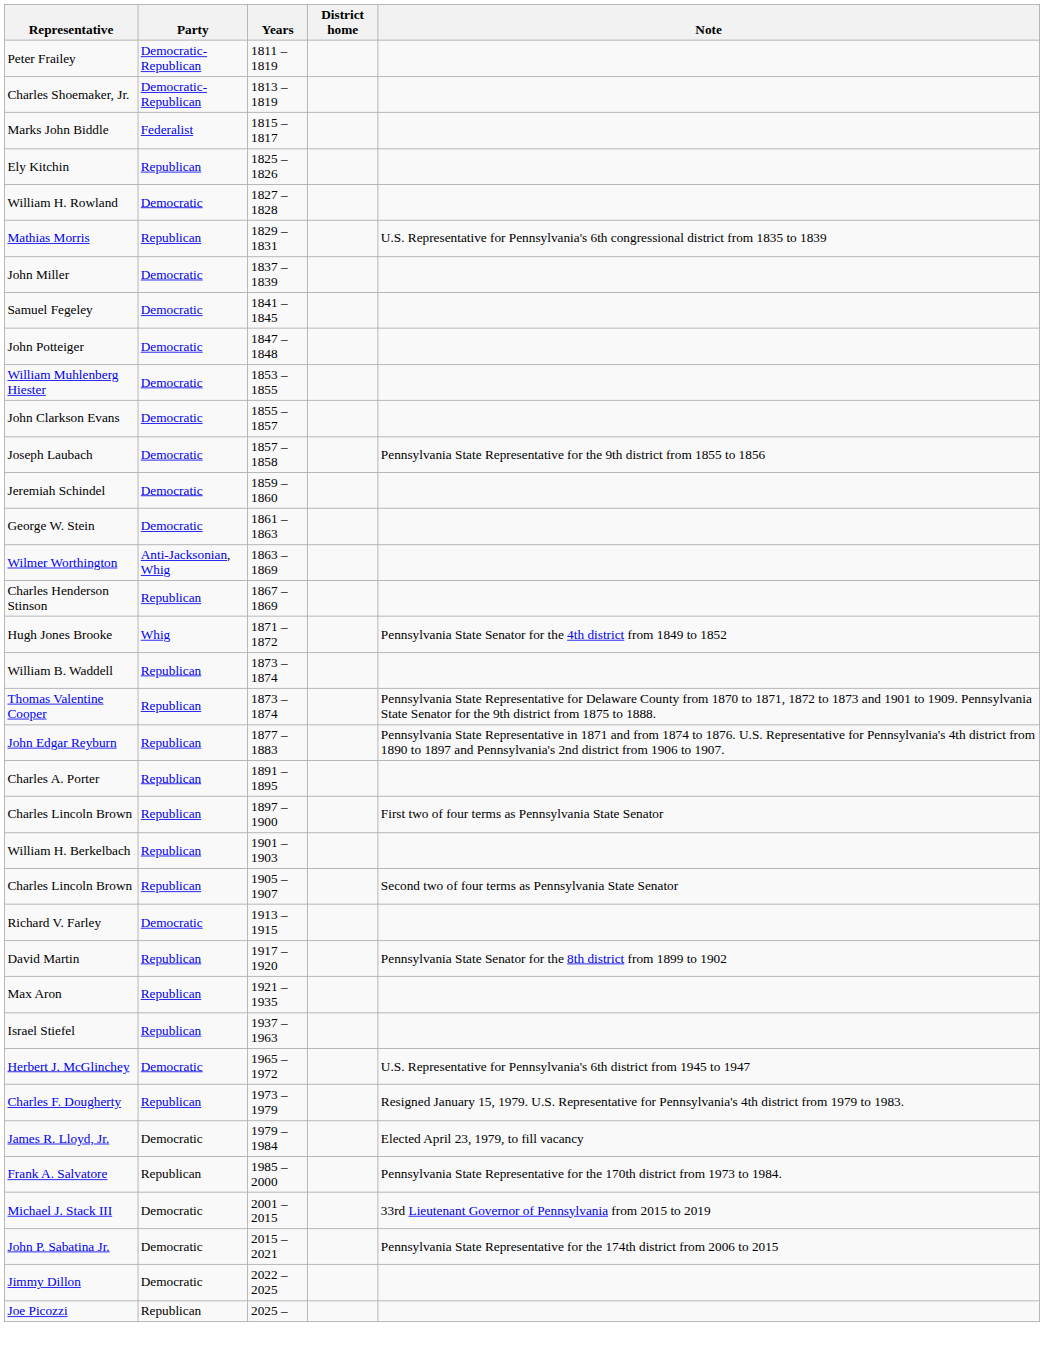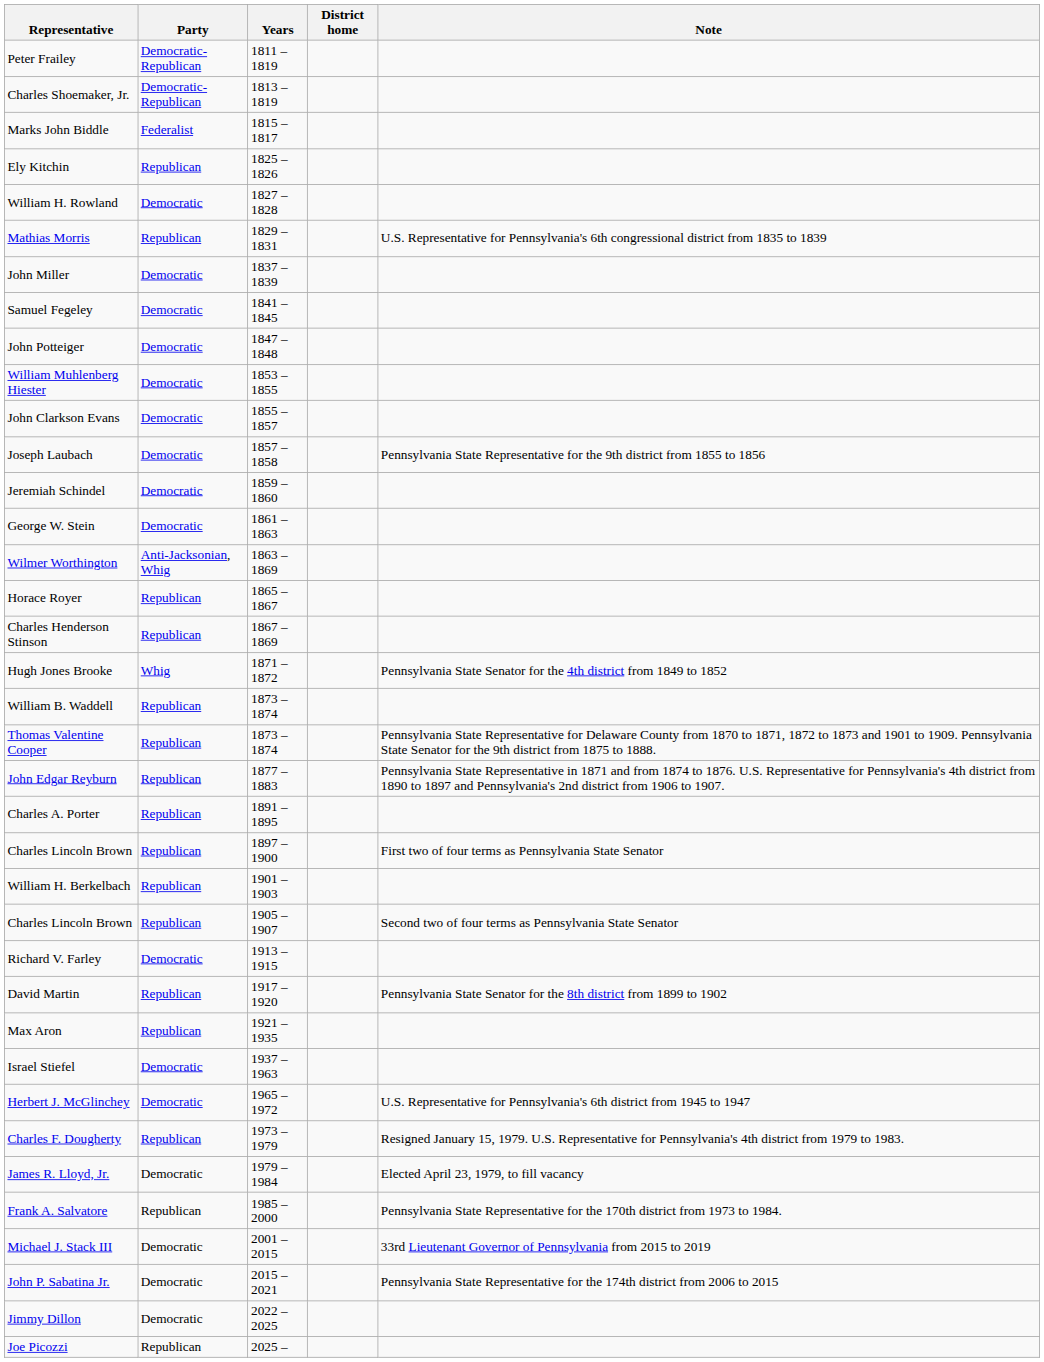+ row: (45, 598)
(171, 1030) Republican -> (172, 1066) Democratic
